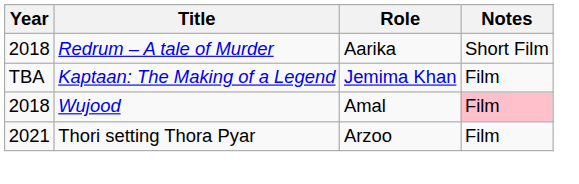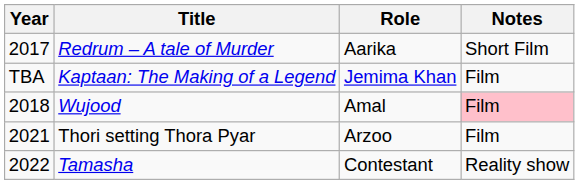(29, 48) 2018 -> (29, 48) 2017
+ row: (96, 164)
